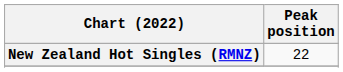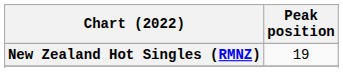(301, 55) 22 -> (301, 55) 19
